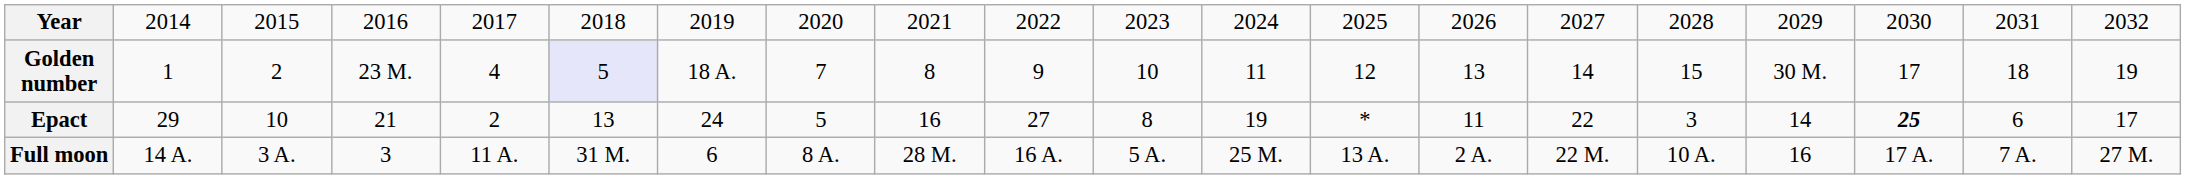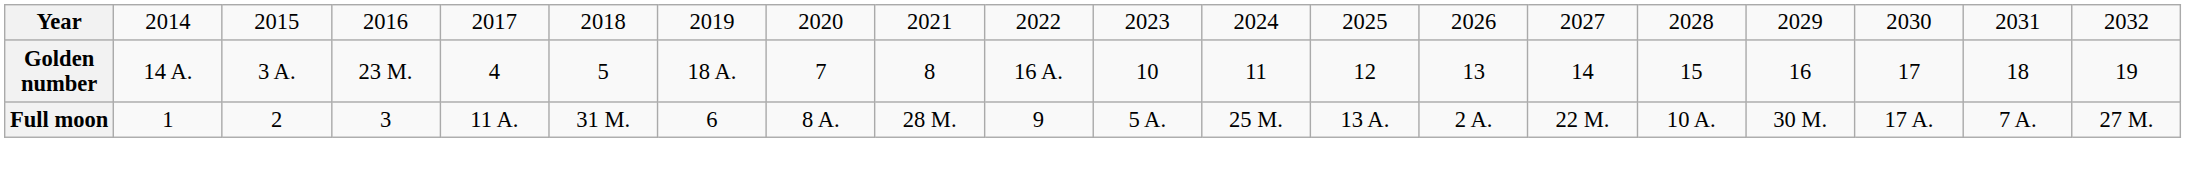(168, 70) 1 -> (168, 70) 14 A.
(277, 70) 2 -> (277, 70) 3 A.
(603, 70) lavender background -> (603, 70) no background
(1038, 70) 9 -> (1038, 70) 16 A.
(1800, 70) 30 M. -> (1800, 70) 16
- row: (59, 119)
(168, 155) 14 A. -> (168, 119) 1
(277, 155) 3 A. -> (277, 119) 2
(1038, 155) 16 A. -> (1038, 119) 9
(1800, 155) 16 -> (1800, 119) 30 M.
